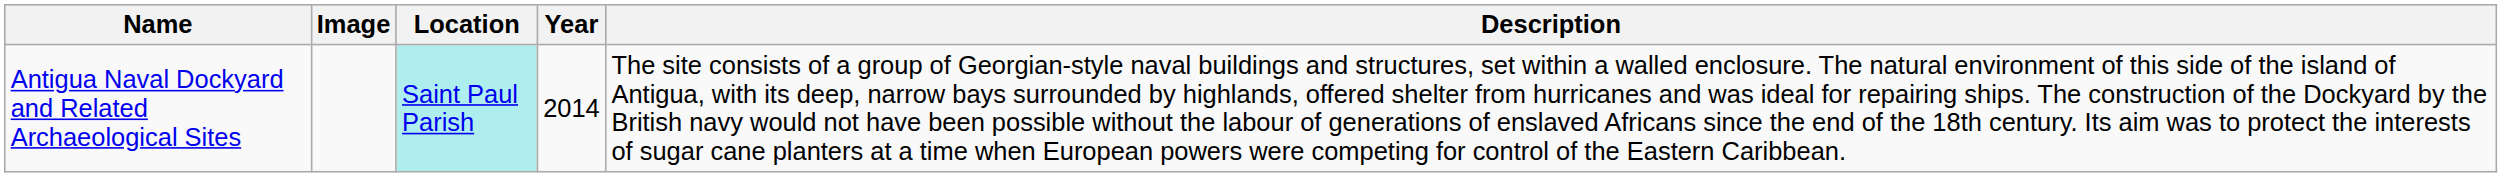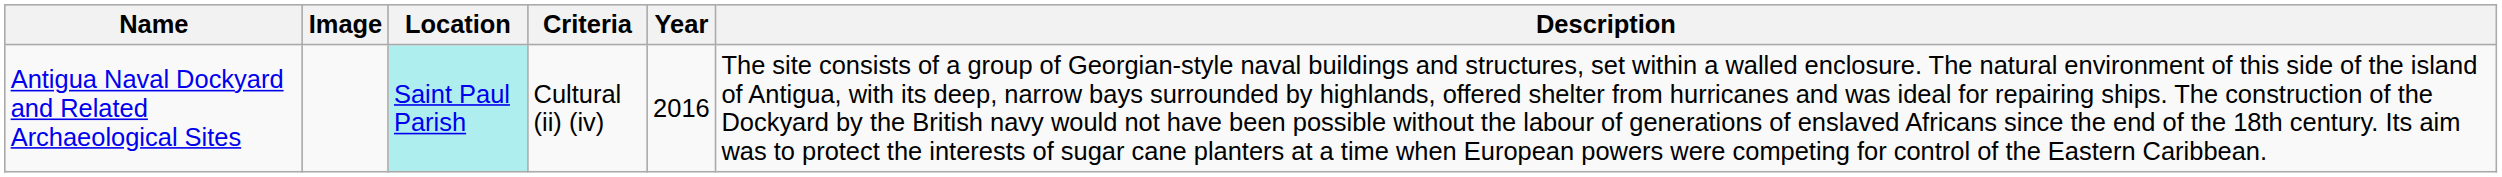+ column: (587, 24)
(571, 107) 2014 -> (681, 107) 2016
